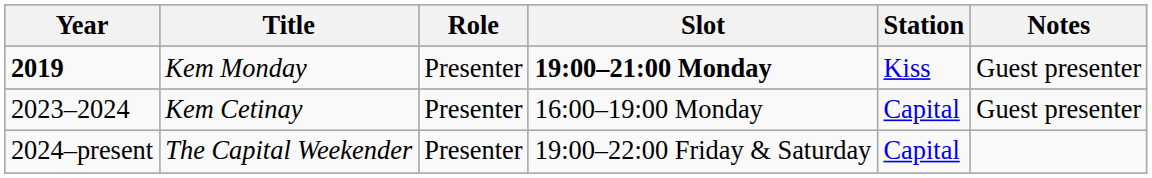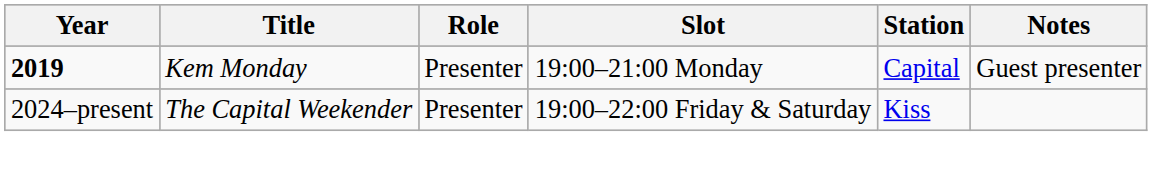(653, 67) bold -> (649, 67) normal
(907, 67) Kiss -> (922, 67) Capital
- row: (234, 109)
(922, 151) Capital -> (907, 109) Kiss
